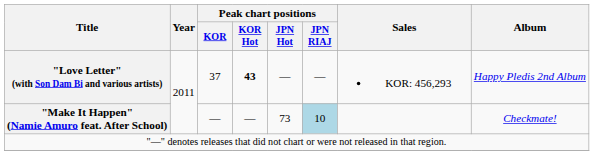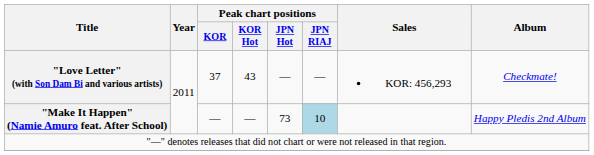(250, 77) bold -> (250, 77) normal
(530, 77) Happy Pledis 2nd Album -> (530, 77) Checkmate!
(530, 118) Checkmate! -> (530, 118) Happy Pledis 2nd Album
